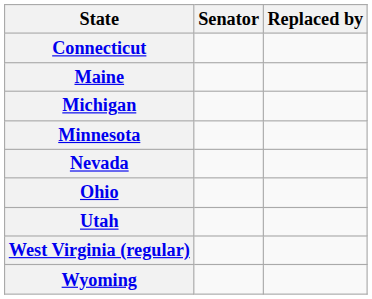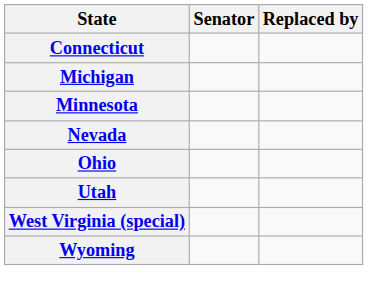- row: (99, 76)
- row: (99, 250)
+ row: (97, 221)
